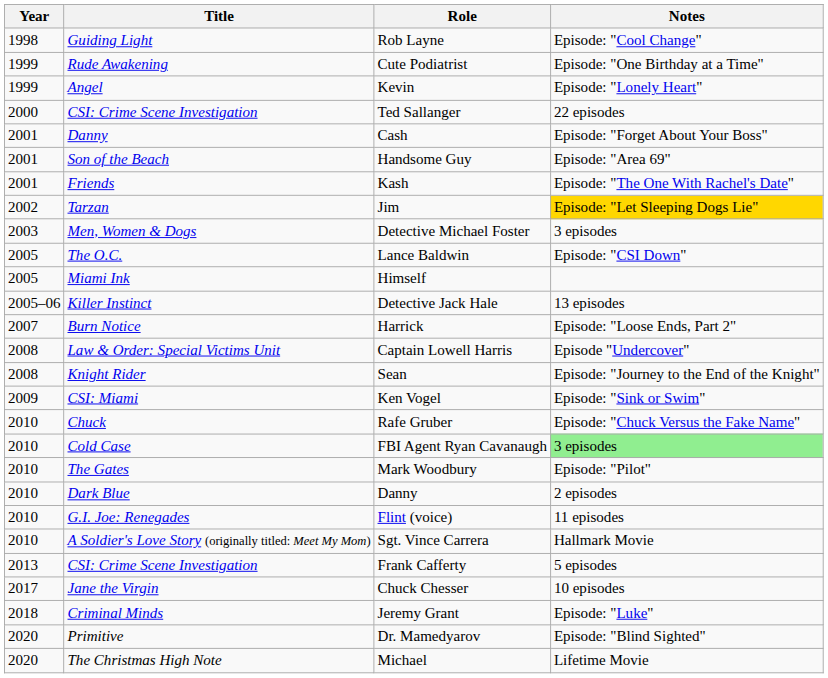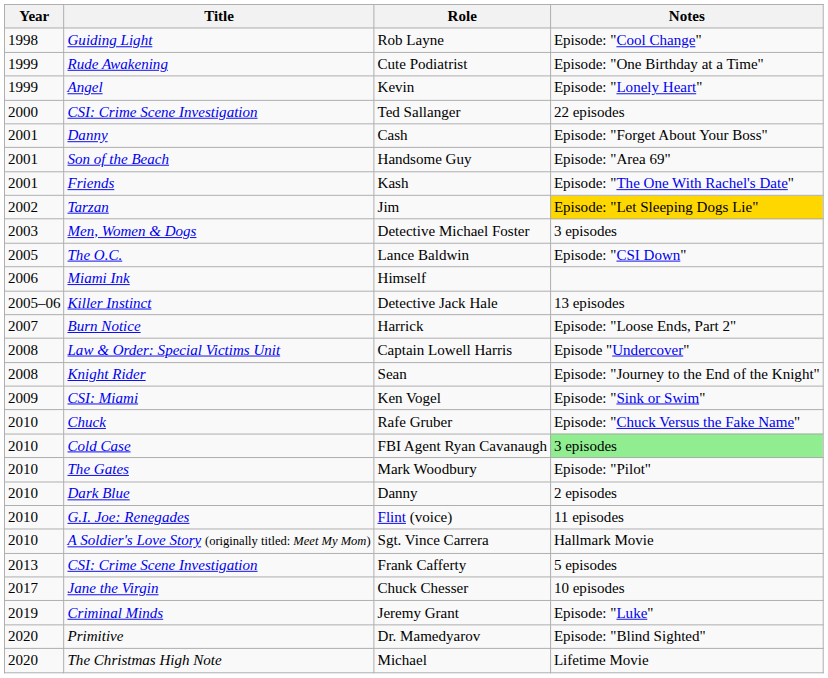(23, 278) 2005 -> (23, 278) 2006
(23, 612) 2018 -> (23, 612) 2019
